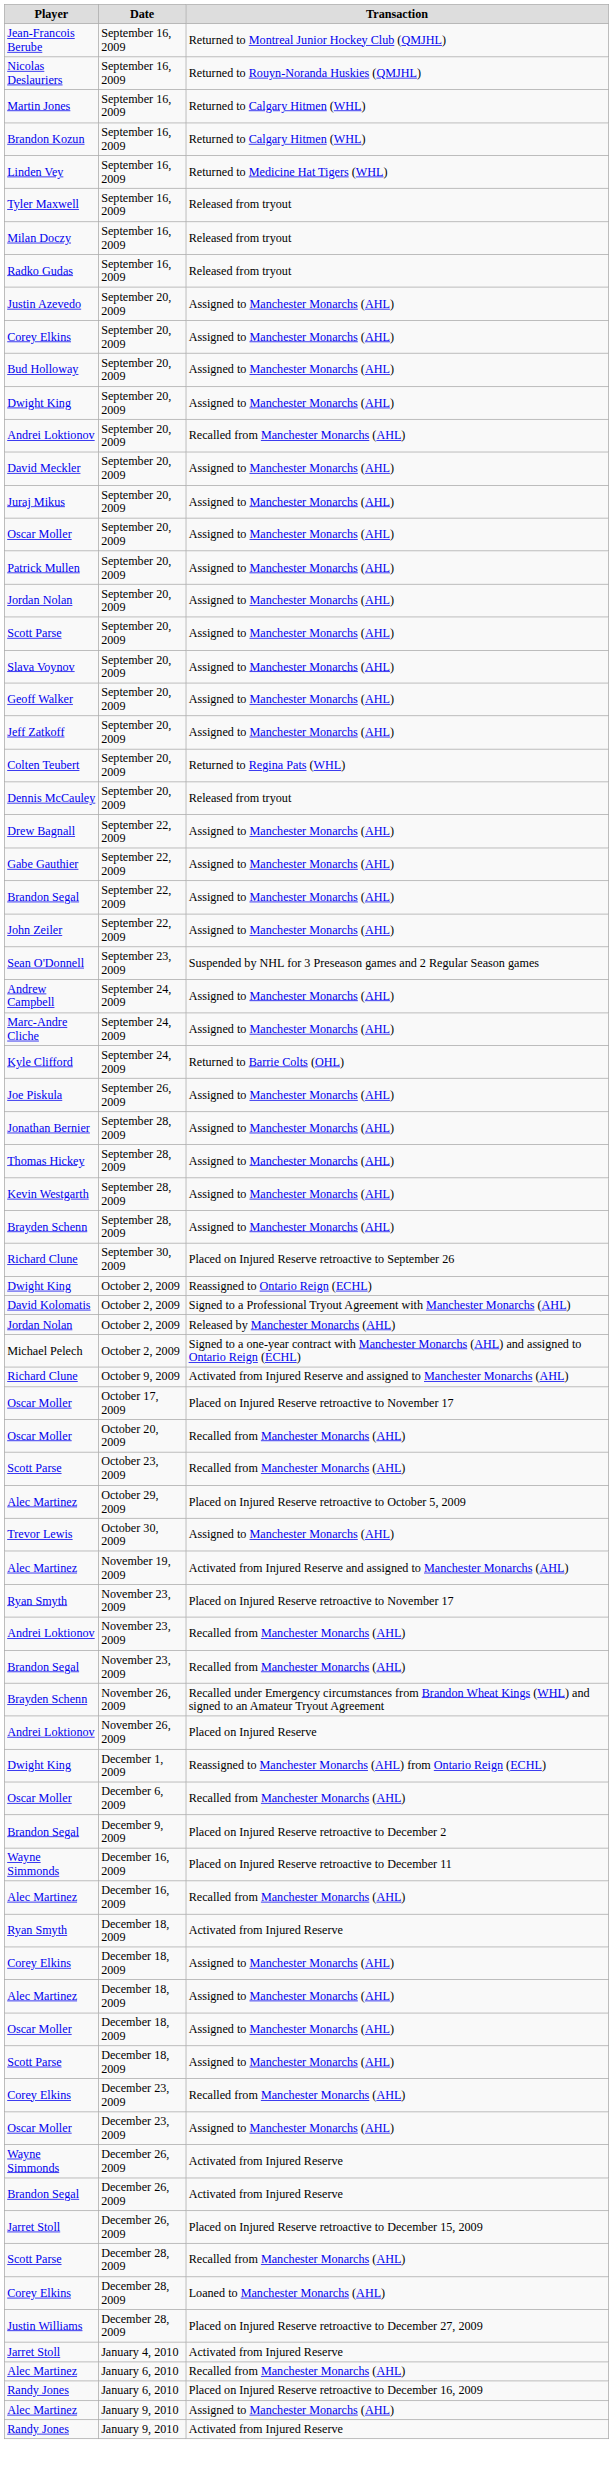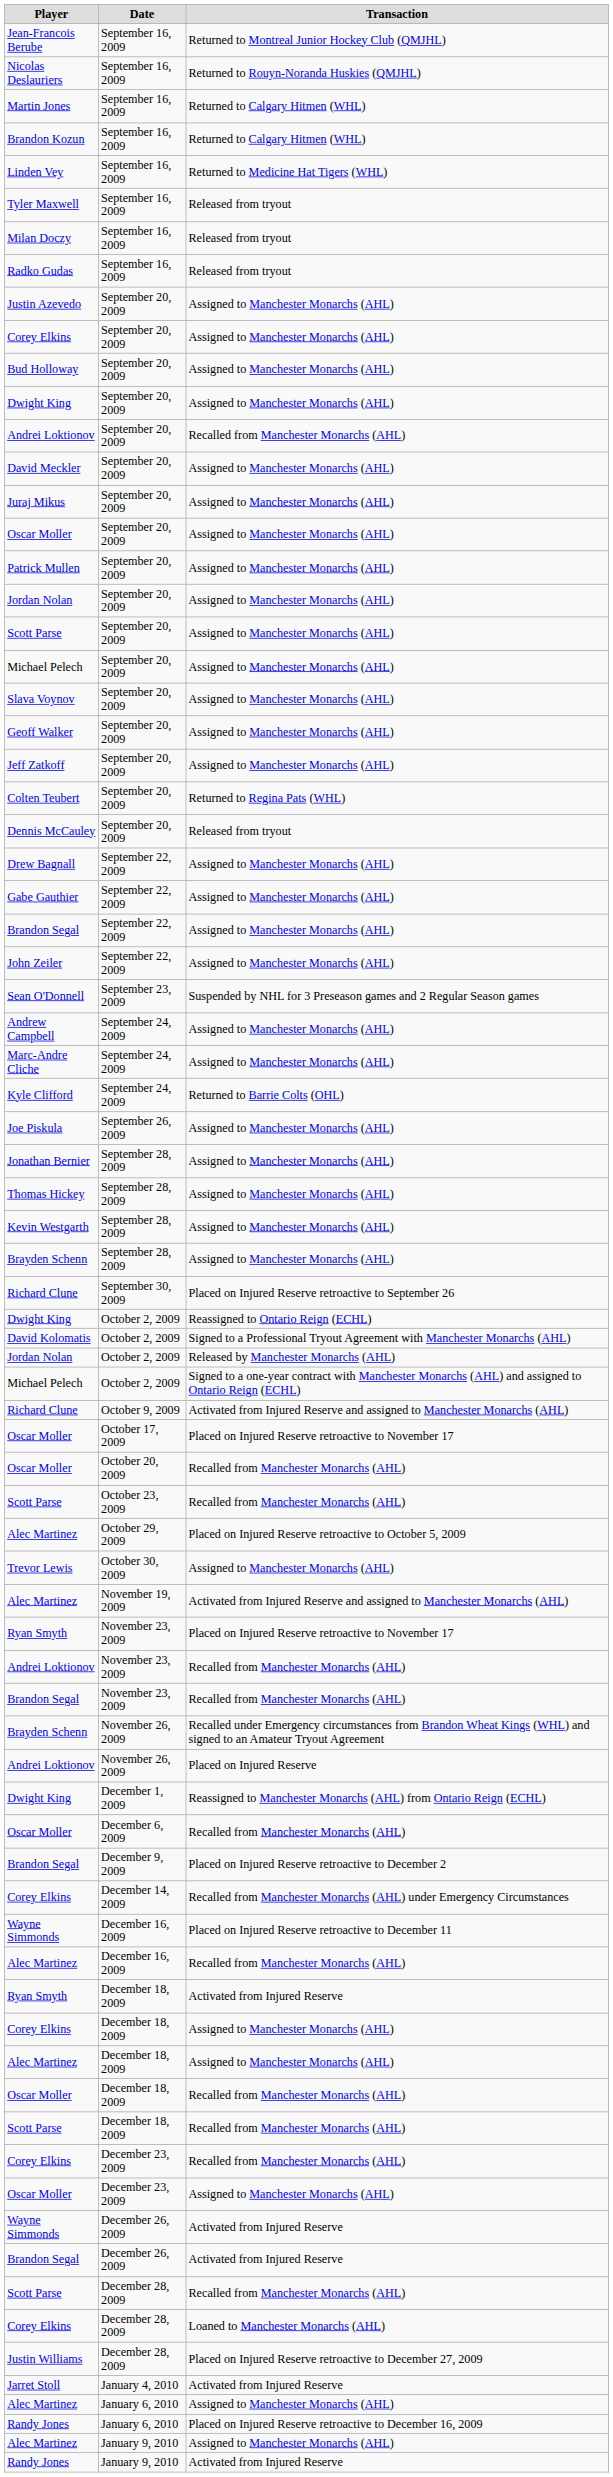+ row: (45, 666)
+ row: (39, 1897)
(291, 2029) Assigned to Manchester Monarchs (AHL) -> (297, 2095) Recalled from Manchester Monarchs (AHL)
(291, 2062) Assigned to Manchester Monarchs (AHL) -> (297, 2128) Recalled from Manchester Monarchs (AHL)
- row: (34, 2227)
(297, 2371) Recalled from Manchester Monarchs (AHL) -> (291, 2404) Assigned to Manchester Monarchs (AHL)
